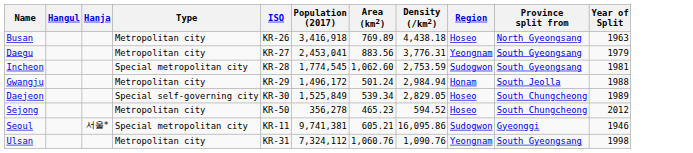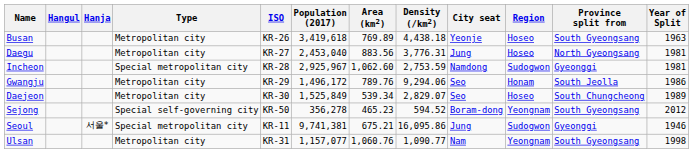+ column: (477, 18)
(323, 38) 3,416,918 -> (323, 38) 3,419,618
(539, 38) North Gyeongsang -> (597, 38) South Gyeongsang
(323, 53) 2,453,041 -> (323, 53) 2,453,040
(471, 53) Yeongnam -> (521, 53) Hoseo
(539, 53) South Gyeongsang -> (597, 53) North Gyeongsang
(618, 53) 1979 -> (676, 53) 1981
(323, 67) 1,774,545 -> (323, 67) 2,925,967
(539, 67) South Gyeongsang -> (575, 67) Gyeonggi
(378, 82) 501.24 -> (378, 82) 789.76
(424, 82) 2,984.94 -> (424, 82) 9,294.06
(618, 82) 1988 -> (676, 82) 1986
(187, 96) Special self-governing city -> (160, 96) Metropolitan city
(424, 96) 2,829.05 -> (424, 96) 2,829.07
(160, 110) Metropolitan city -> (187, 110) Special self-governing city
(463, 110) Hoseo -> (529, 110) Yeongnam
(542, 110) South Chungcheong -> (597, 110) South Gyeongsang
(378, 126) 605.21 -> (378, 126) 675.21
(323, 141) 7,324,112 -> (323, 141) 1,157,077
(424, 141) 1,090.76 -> (424, 141) 1,090.77
